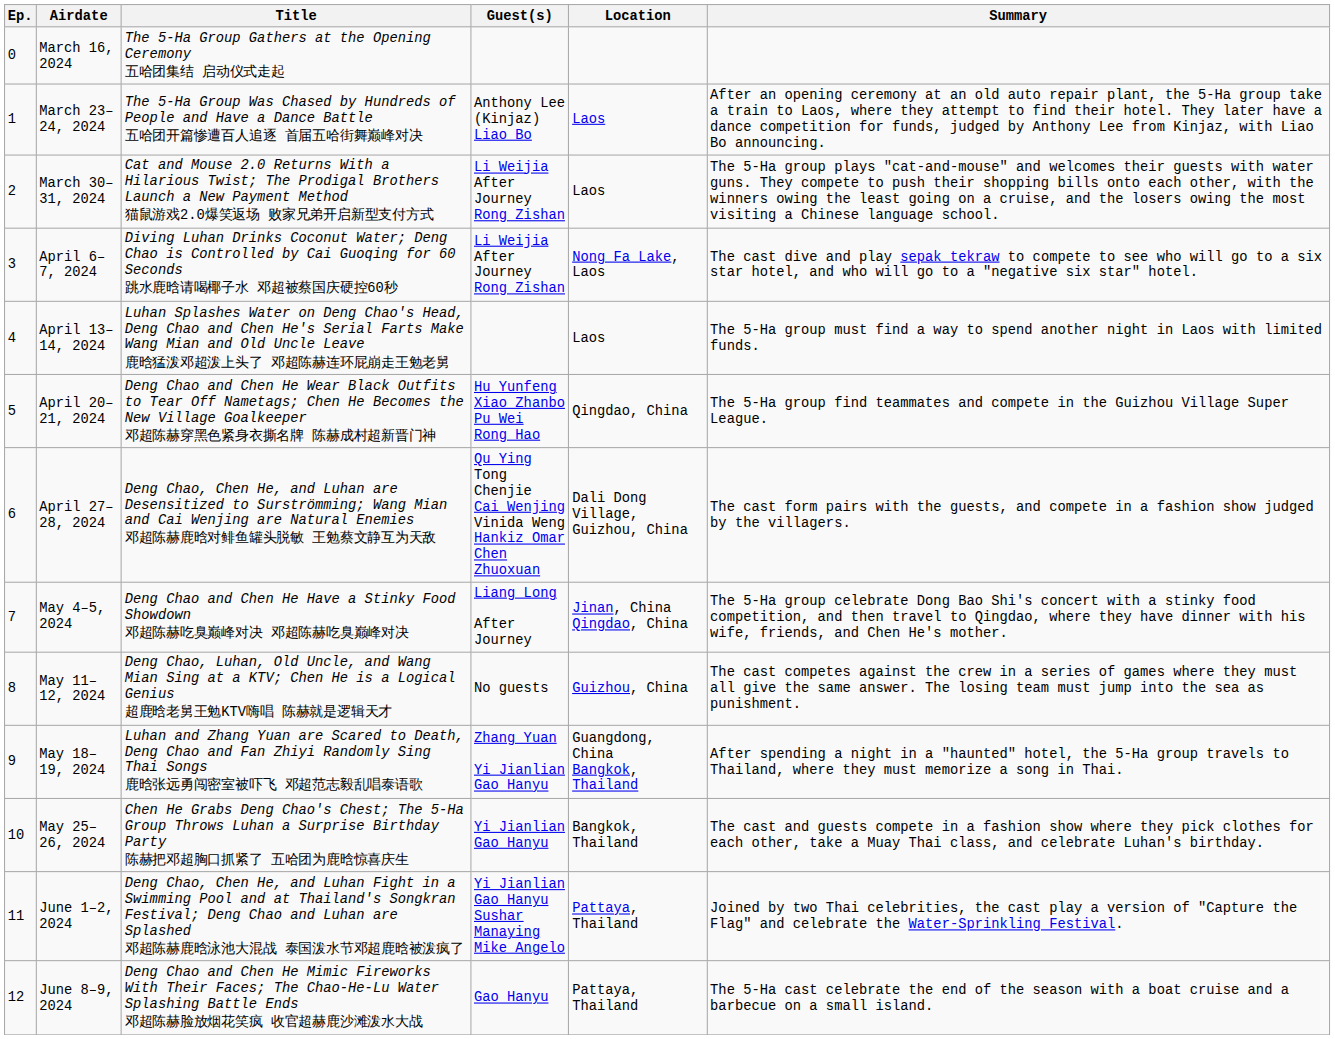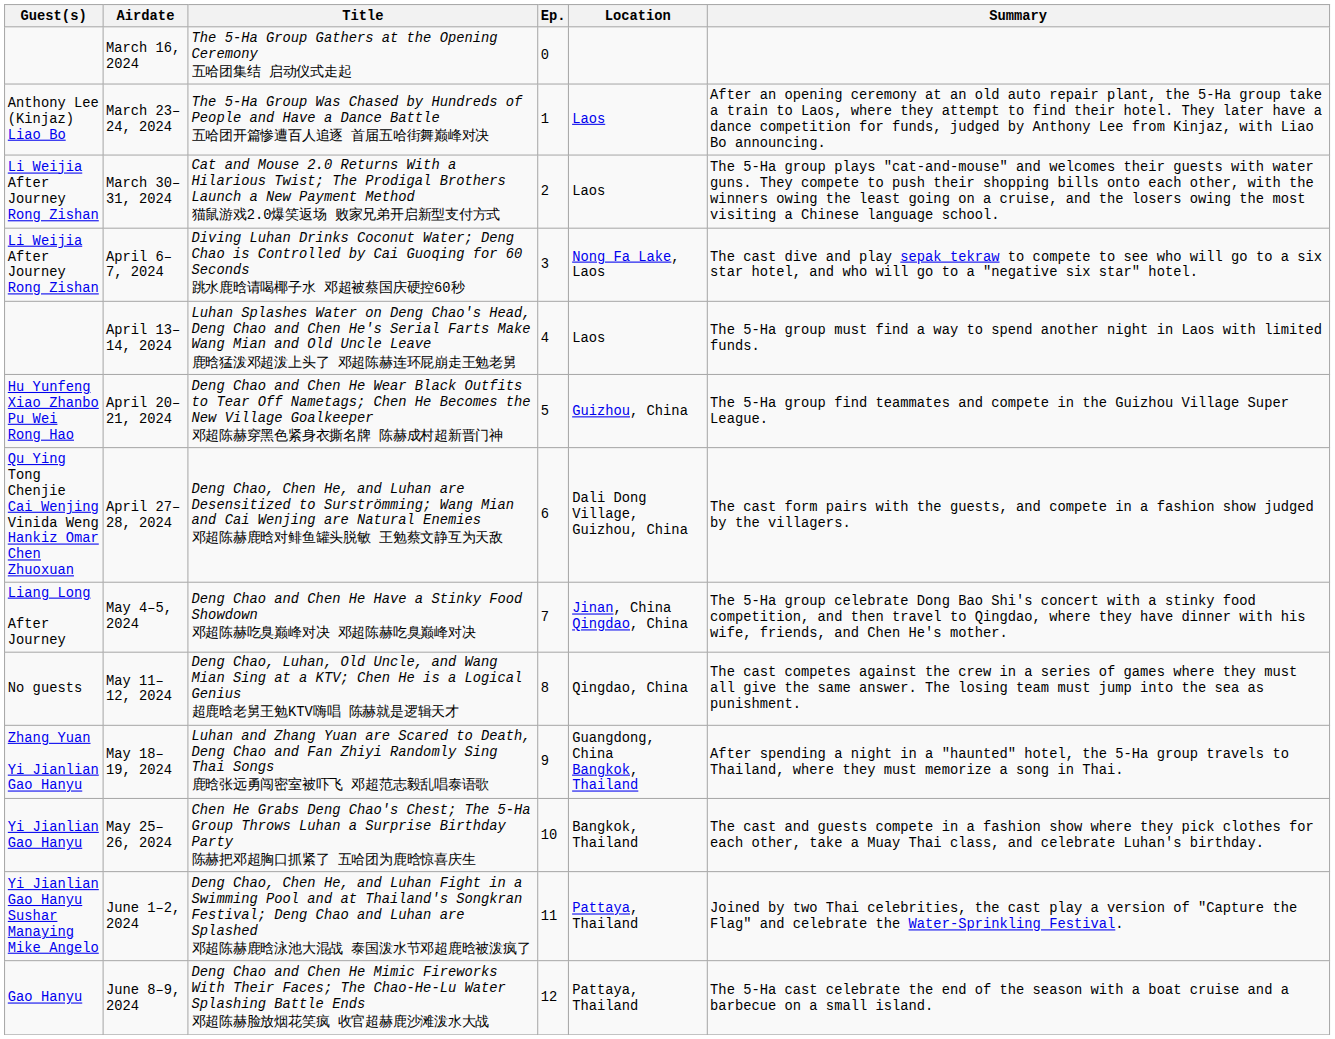columns swapped: (20, 16) <-> (520, 16)
(630, 411) Qingdao, China -> (630, 411) Guizhou, China
(630, 689) Guizhou, China -> (630, 689) Qingdao, China
